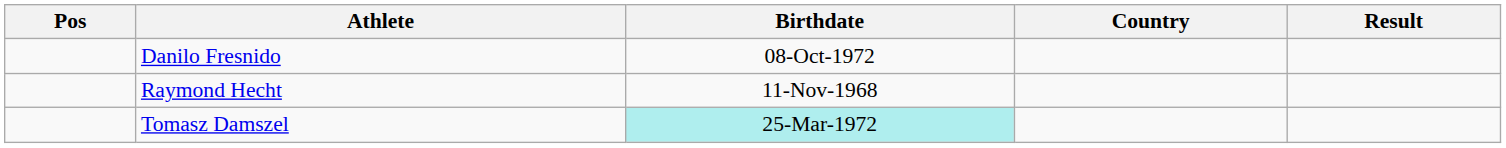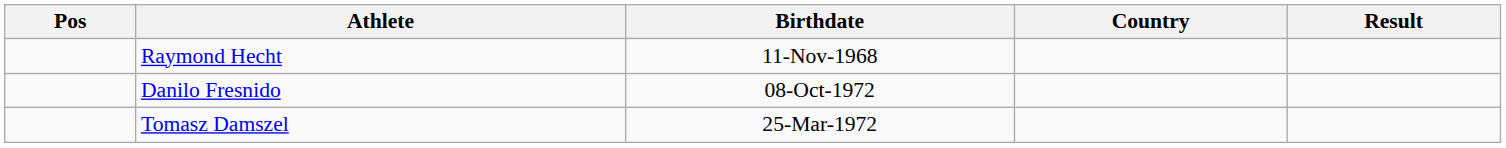rows swapped: (211, 55) <-> (211, 90)
(820, 124) paleturquoise background -> (820, 124) no background
